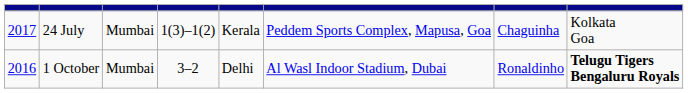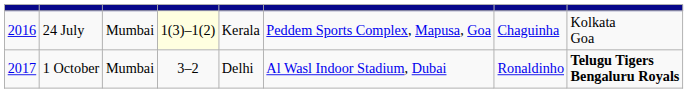(22, 30) 2017 -> (22, 30) 2016
(188, 30) no background -> (188, 30) lightyellow background
(22, 68) 2016 -> (22, 68) 2017
